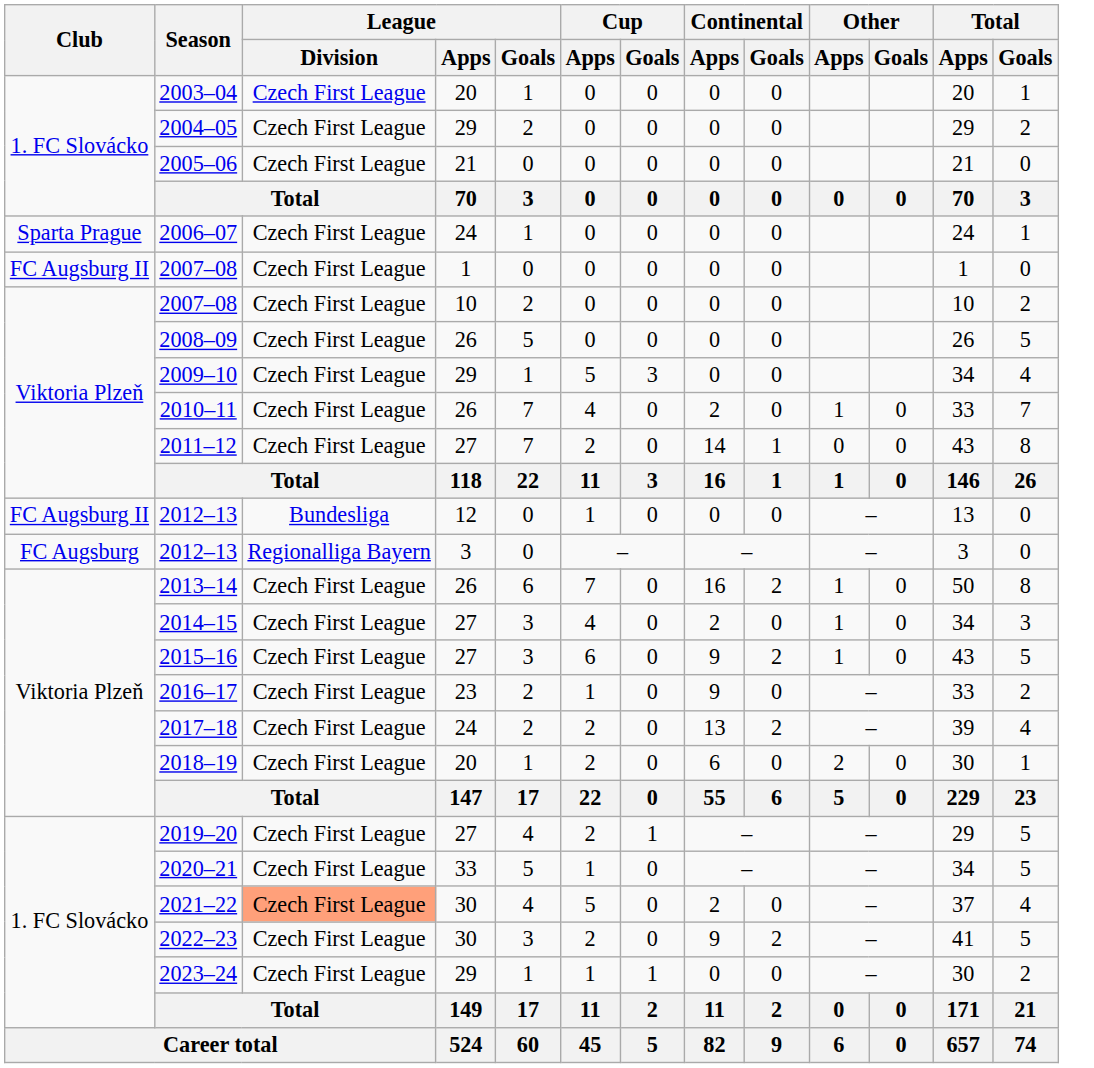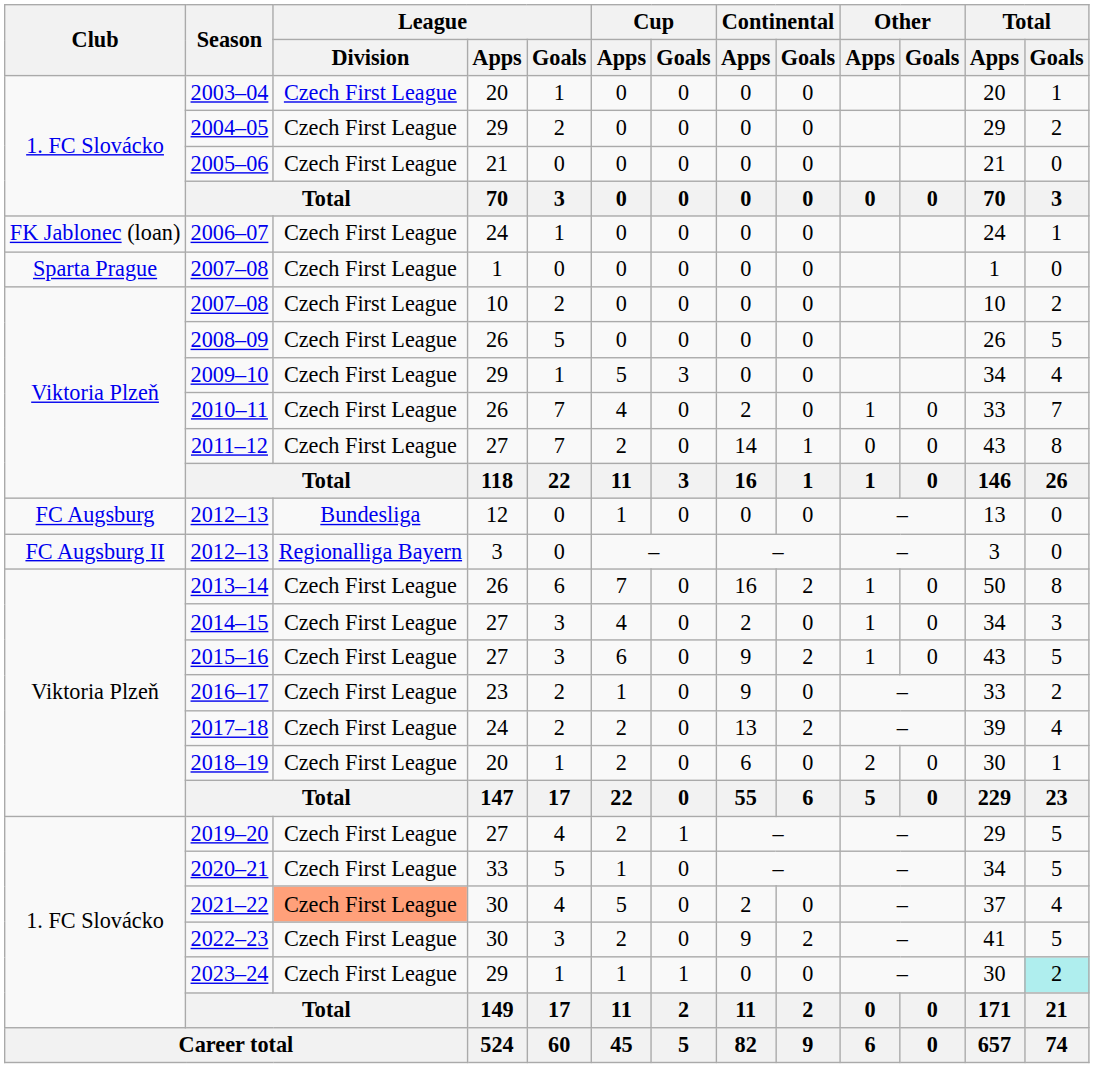(79, 233) Sparta Prague -> (95, 233) FK Jablonec (loan)
(79, 269) FC Augsburg II -> (95, 269) Sparta Prague
(79, 515) FC Augsburg II -> (95, 515) FC Augsburg
(79, 551) FC Augsburg -> (95, 551) FC Augsburg II
(1025, 974) no background -> (1057, 974) paleturquoise background
